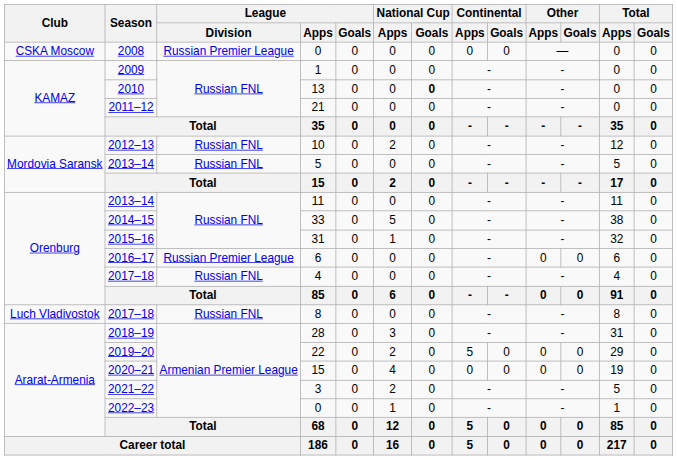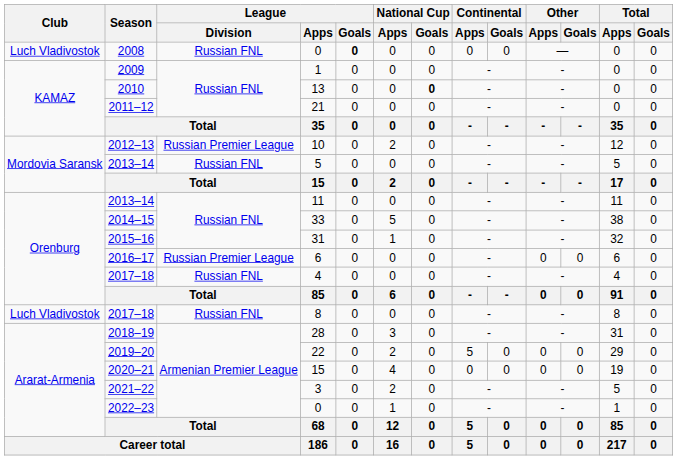(55, 51) CSKA Moscow -> (55, 51) Luch Vladivostok
(229, 51) Russian Premier League -> (229, 51) Russian FNL
(355, 51) normal -> (355, 51) bold
(229, 145) Russian FNL -> (229, 145) Russian Premier League
